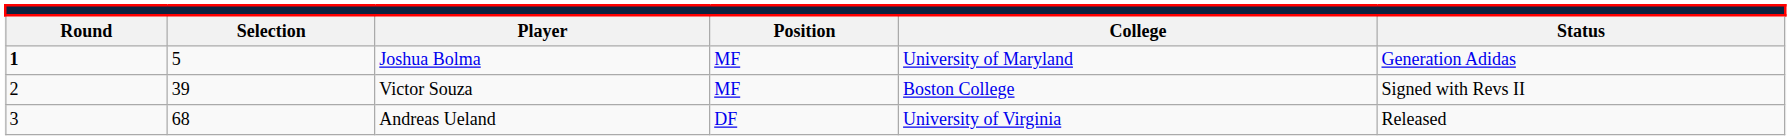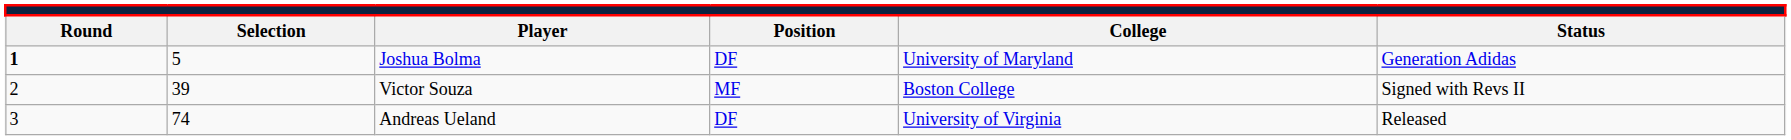(727, 60) MF -> (726, 60) DF
(181, 119) 68 -> (181, 119) 74
